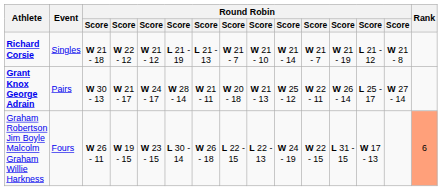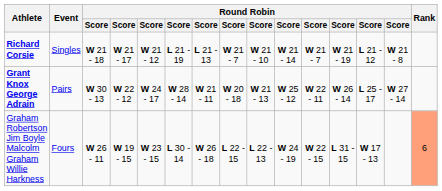(124, 54) W 22 - 12 -> (124, 54) W 21 - 17
(124, 94) W 21 - 17 -> (124, 94) W 22 - 12
